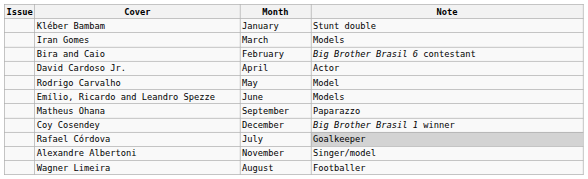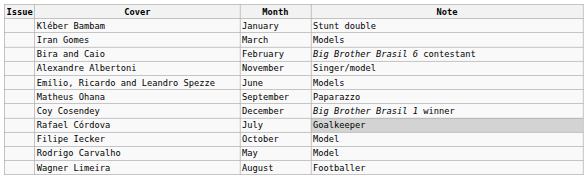- row: (81, 68)
rows swapped: (79, 82) <-> (87, 153)
+ row: (71, 139)
